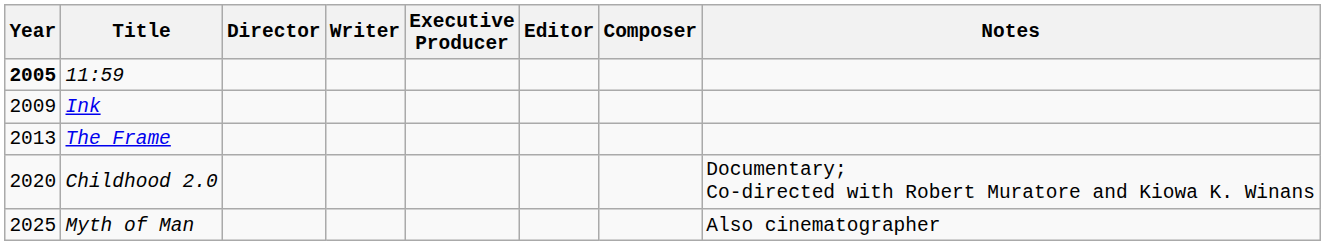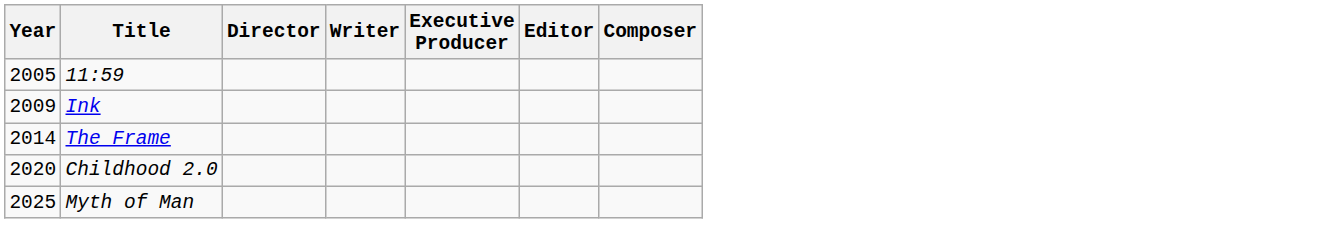- column: (1011, 32)
(33, 75) bold -> (33, 75) normal
(33, 138) 2013 -> (33, 138) 2014
